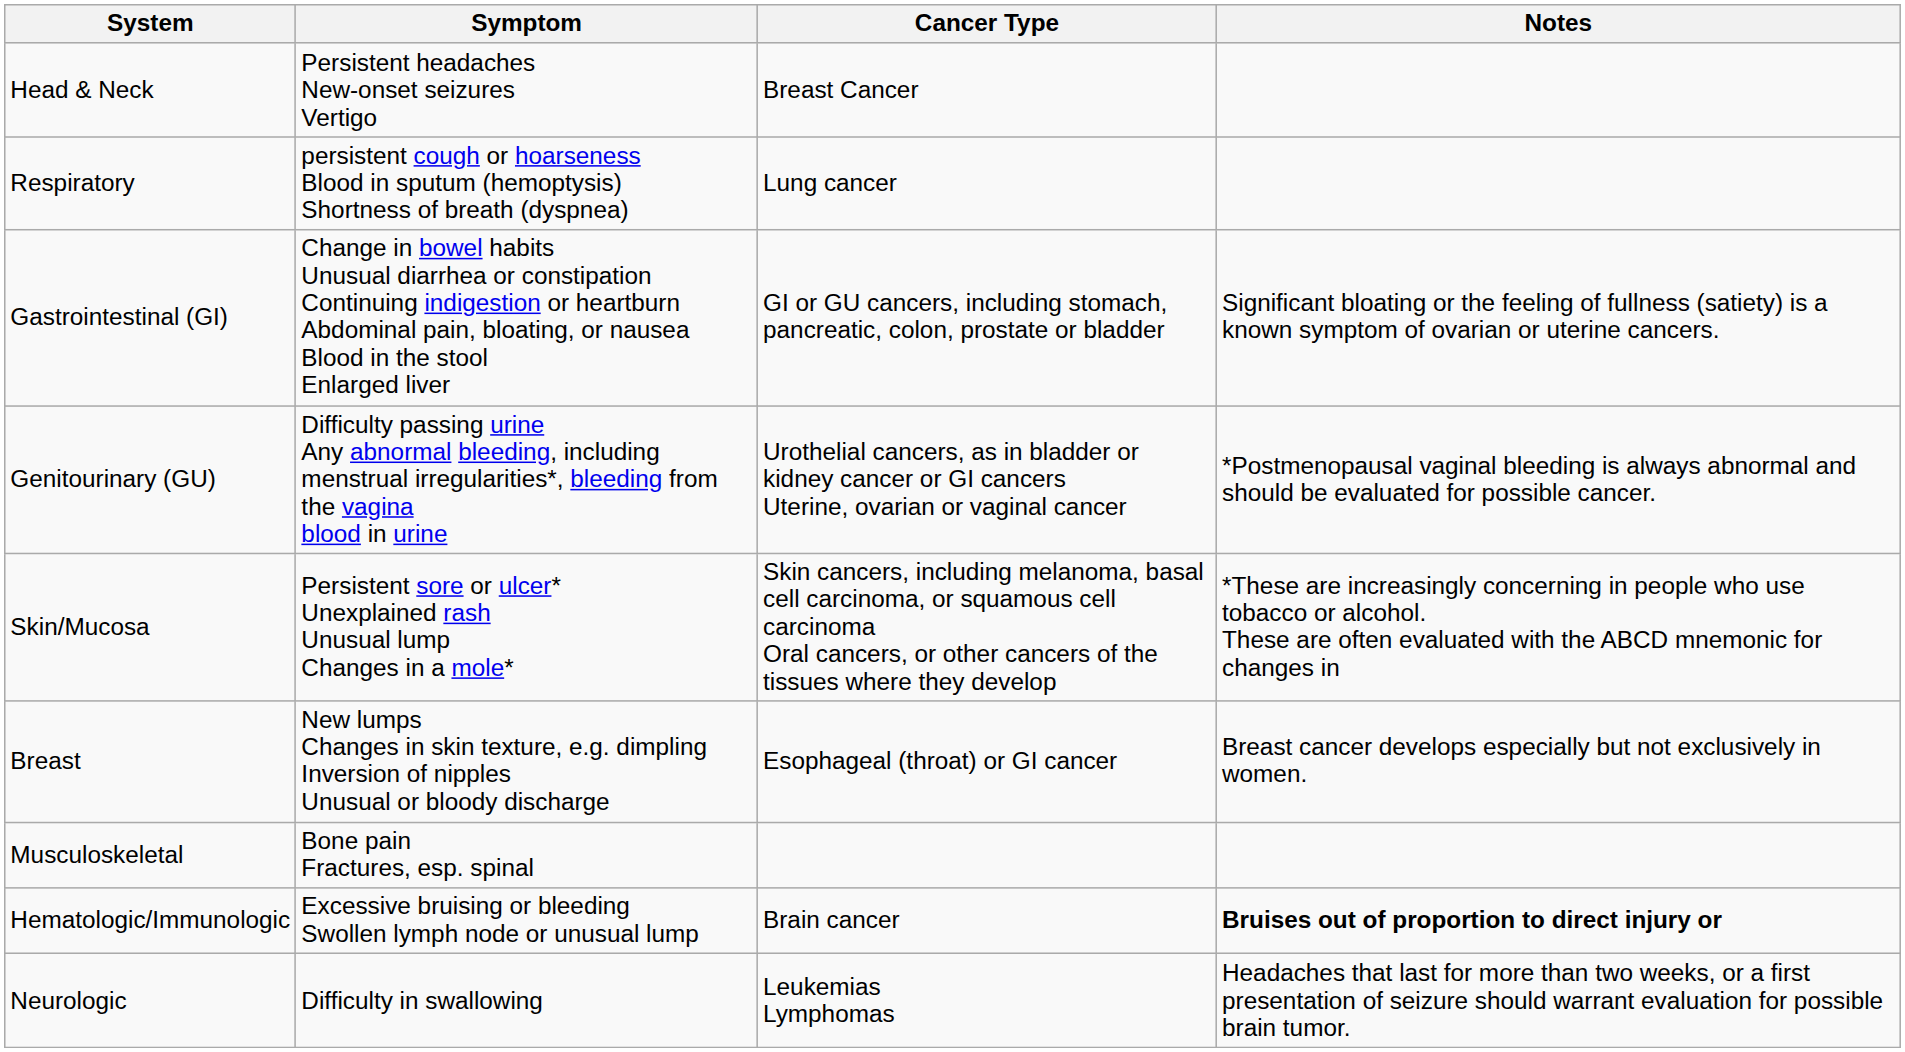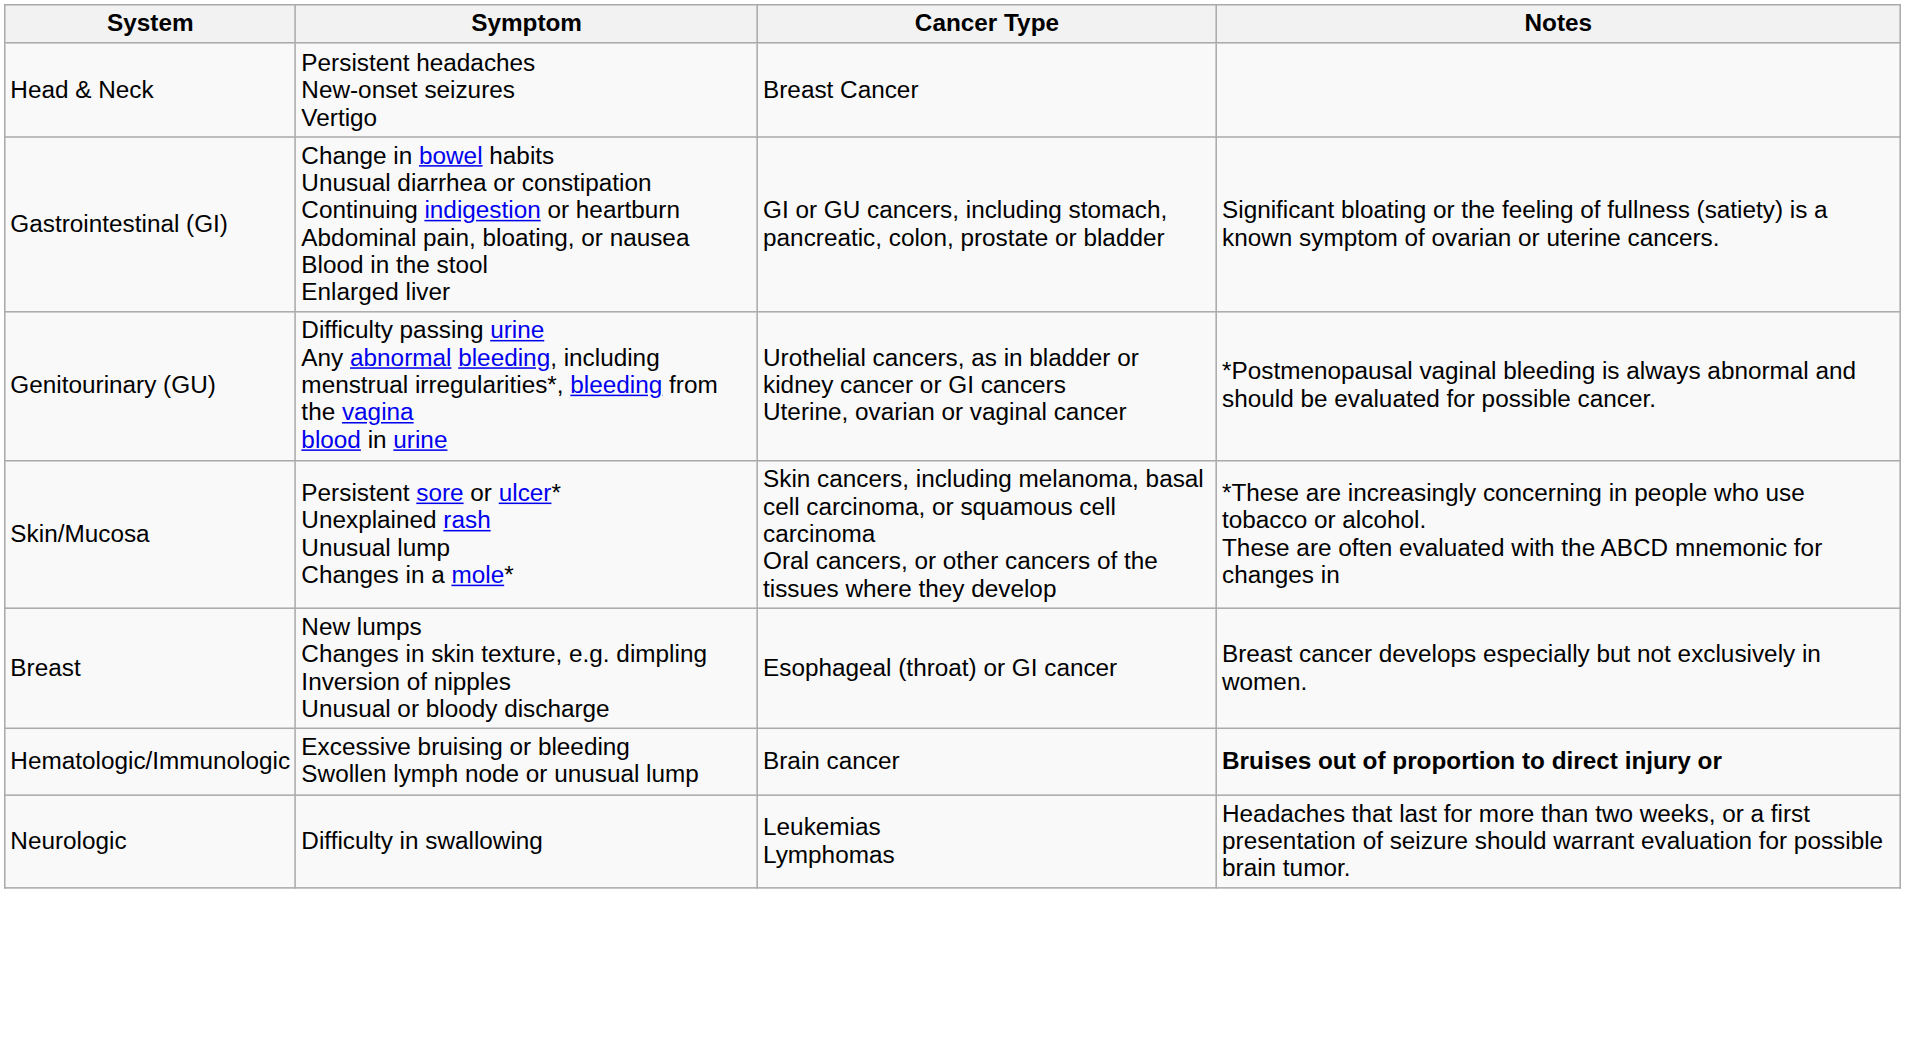- row: (73, 183)
- row: (97, 854)
